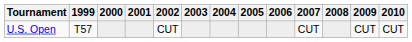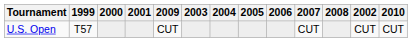columns swapped: (168, 13) <-> (365, 13)
